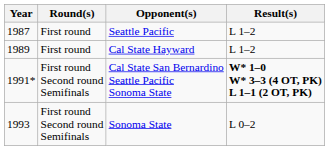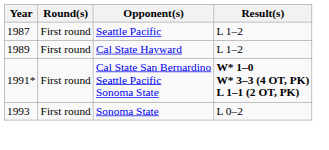(72, 80) First round Second round Semifinals -> (66, 80) First round
(72, 123) First round Second round Semifinals -> (66, 111) First round
